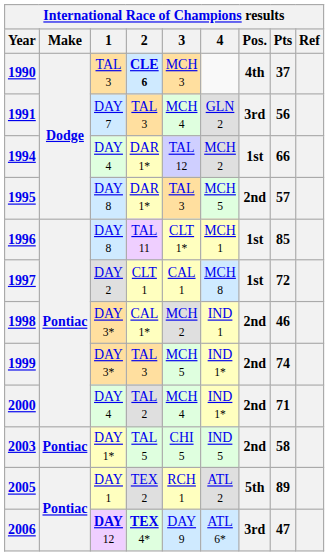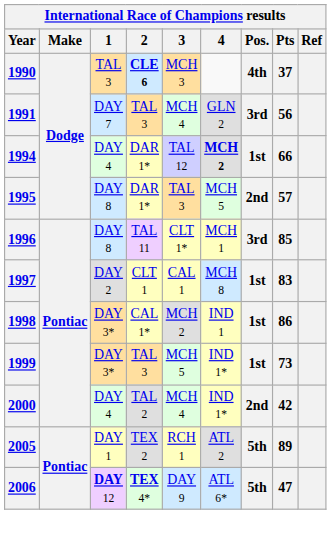(220, 155) normal -> (221, 156) bold
(255, 239) 1st -> (257, 239) 3rd
(283, 280) 72 -> (285, 280) 83
(255, 322) 2nd -> (257, 322) 1st
(283, 322) 46 -> (285, 322) 86
(255, 364) 2nd -> (257, 364) 1st
(283, 364) 74 -> (285, 364) 73
(283, 405) 71 -> (285, 405) 42
- row: (22, 447)
(255, 530) 3rd -> (257, 488) 5th
